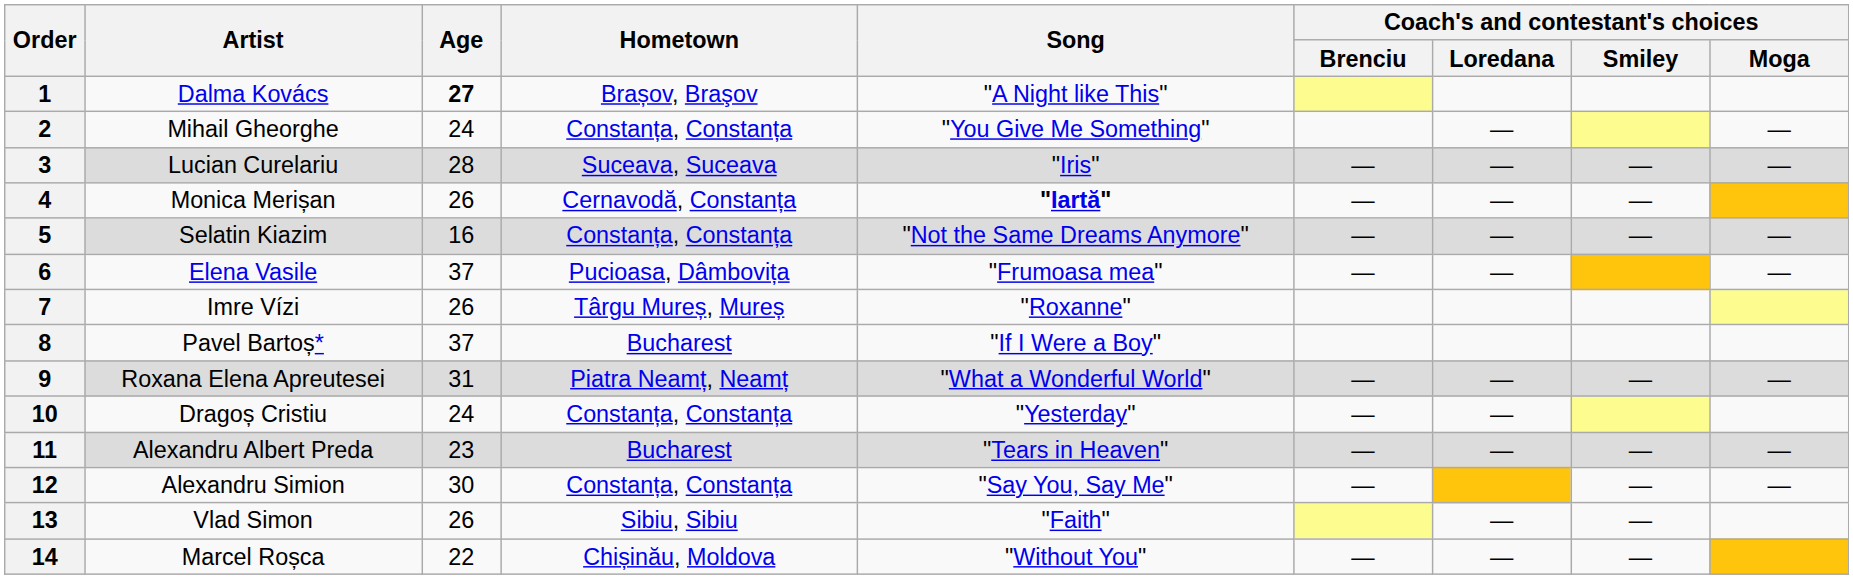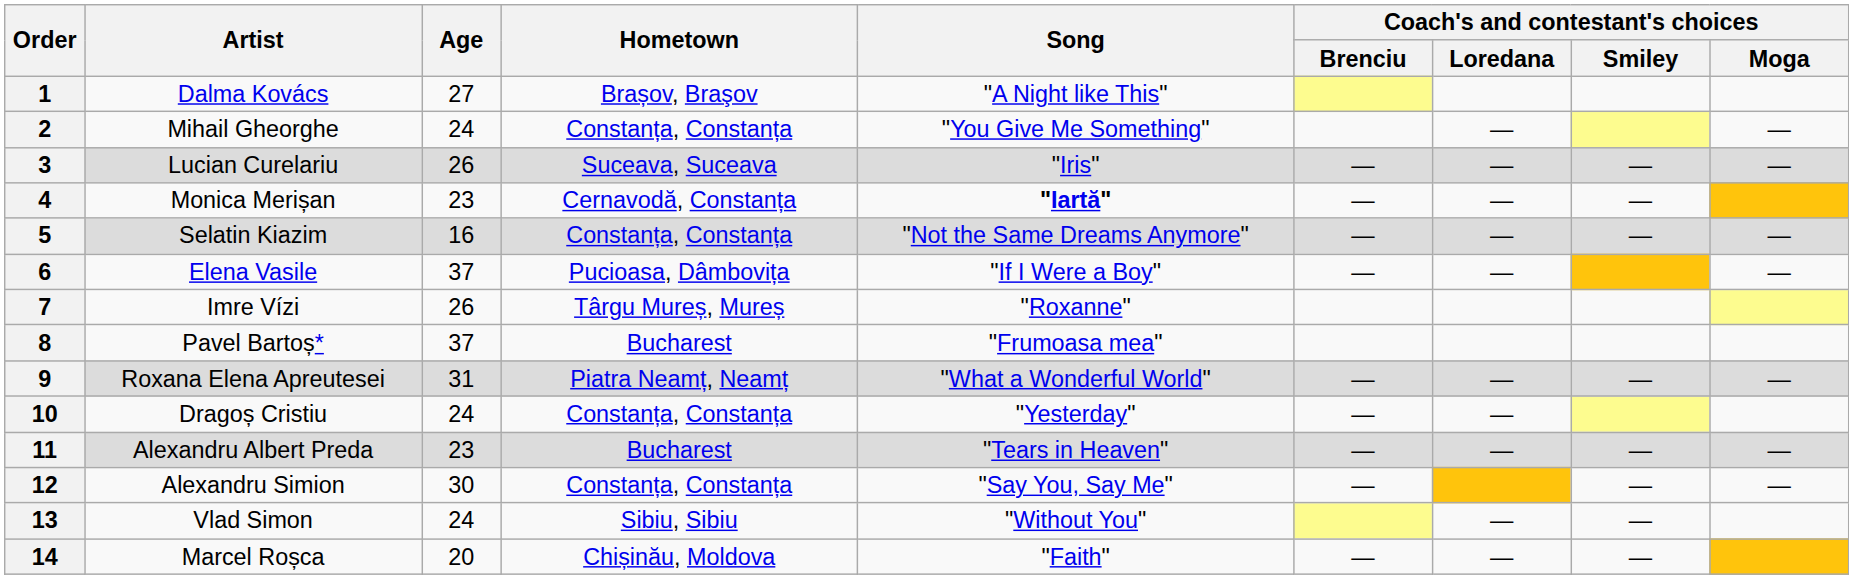(461, 94) bold -> (461, 94) normal
(461, 165) 28 -> (461, 165) 26
(461, 200) 26 -> (461, 200) 23
(1076, 272) "Frumoasa mea" -> (1076, 272) "If I Were a Boy"
(1076, 343) "If I Were a Boy" -> (1076, 343) "Frumoasa mea"
(461, 521) 26 -> (461, 521) 24
(1076, 521) "Faith" -> (1076, 521) "Without You"
(461, 556) 22 -> (461, 556) 20
(1076, 556) "Without You" -> (1076, 556) "Faith"
